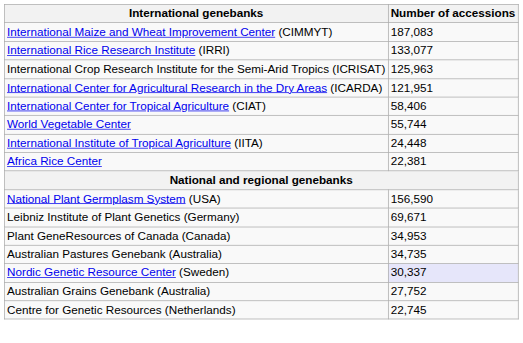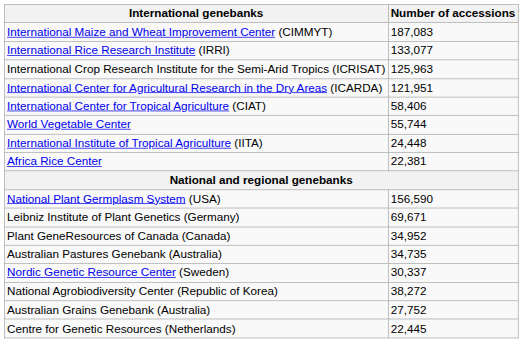(409, 236) 34,953 -> (409, 236) 34,952
(409, 273) lavender background -> (409, 273) no background
+ row: (142, 291)
(409, 310) 22,745 -> (409, 328) 22,445
